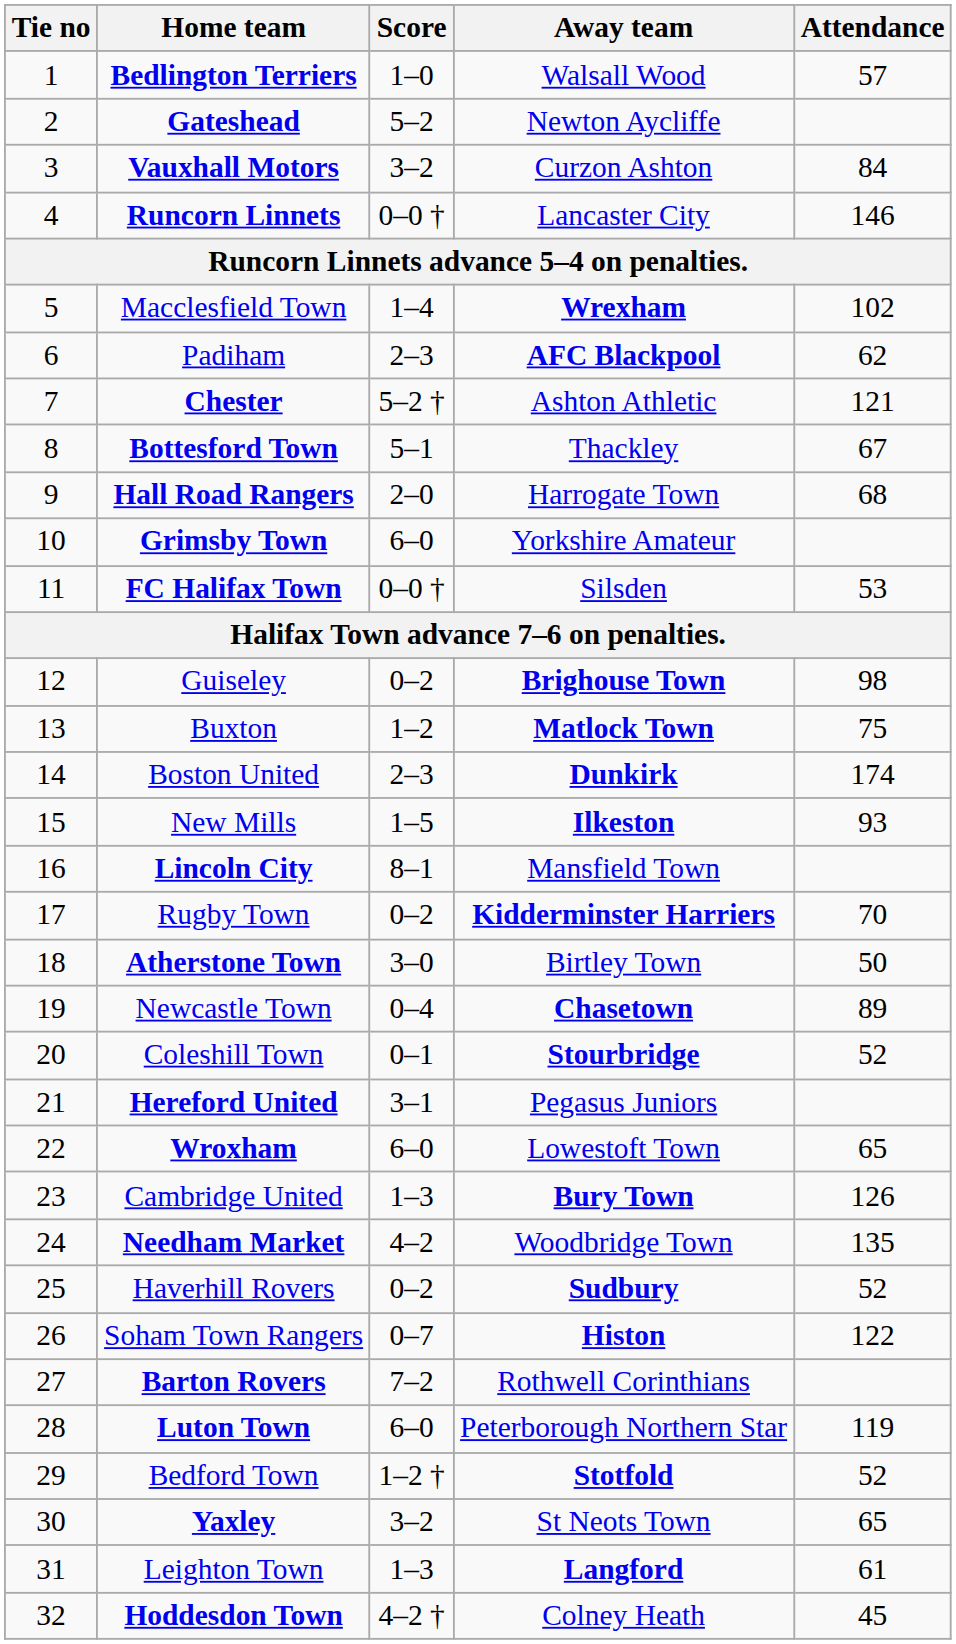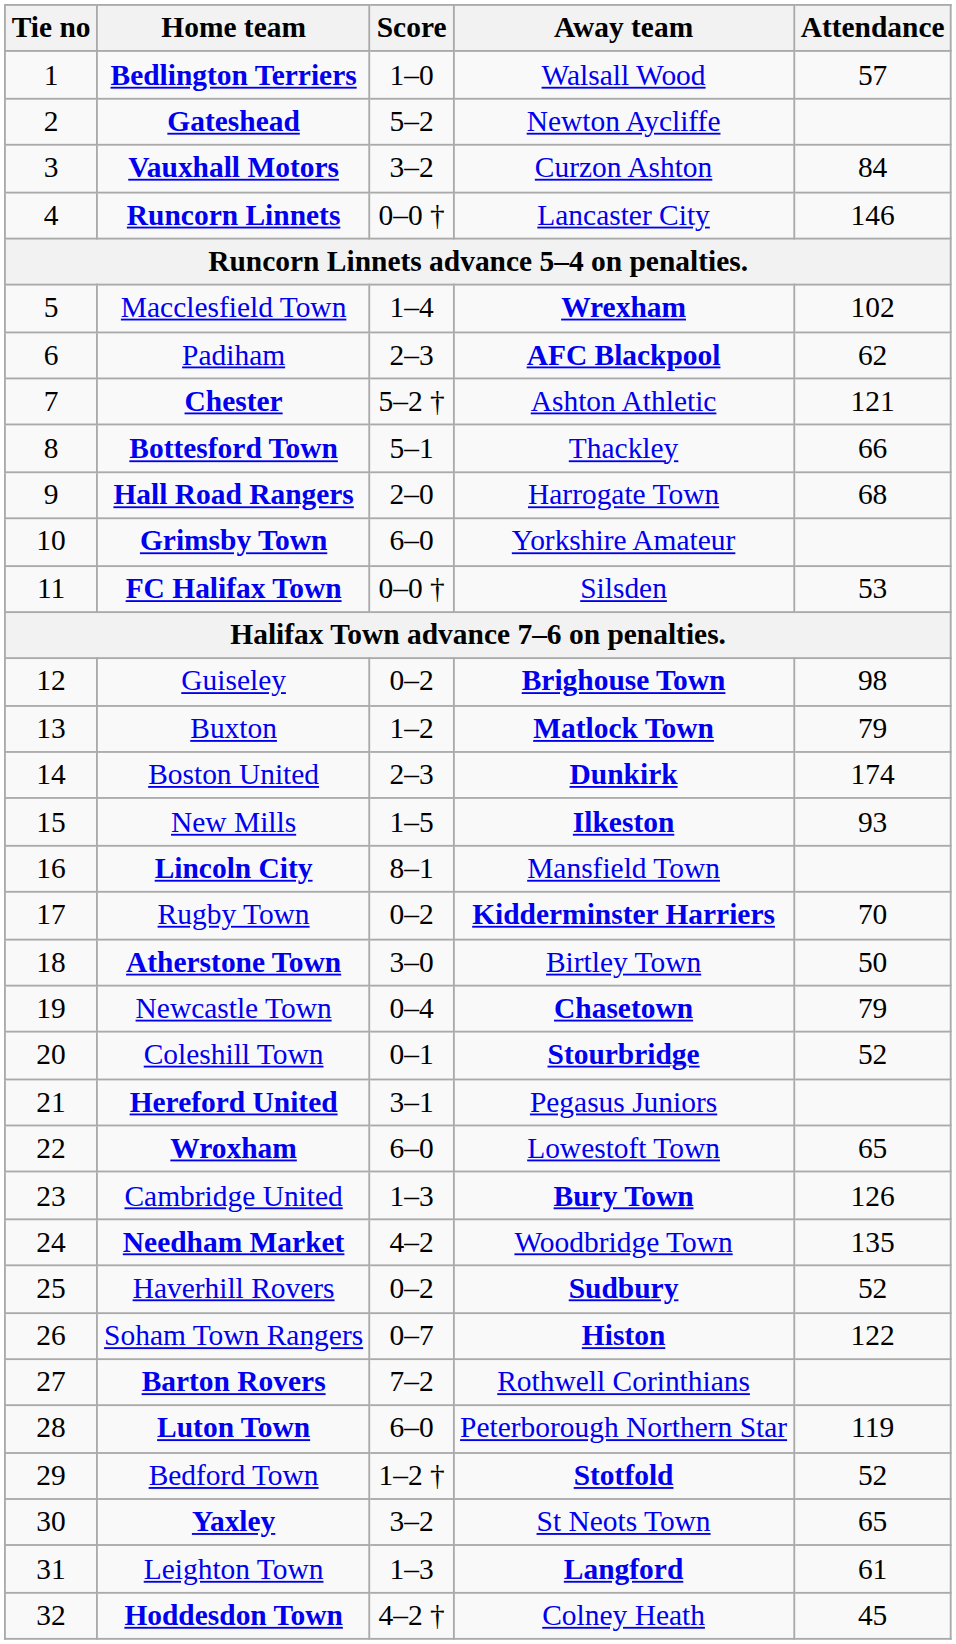(873, 448) 67 -> (873, 448) 66
(873, 728) 75 -> (873, 728) 79
(873, 1008) 89 -> (873, 1008) 79
